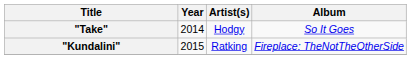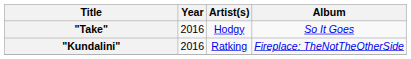(192, 29) 2014 -> (192, 29) 2016
(192, 46) 2015 -> (192, 46) 2016
